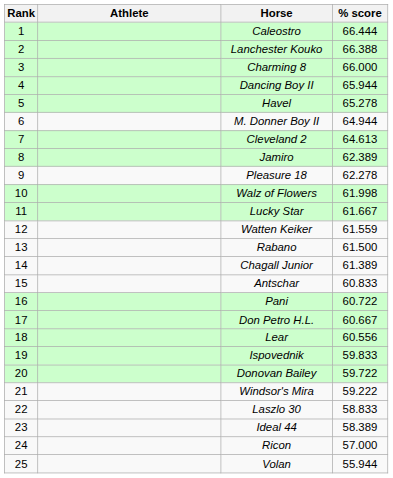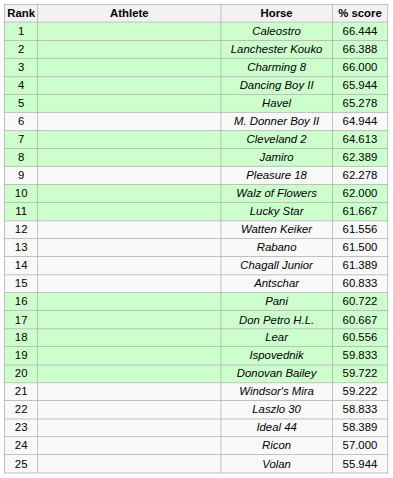(360, 193) 61.998 -> (360, 193) 62.000
(360, 229) 61.559 -> (360, 229) 61.556
